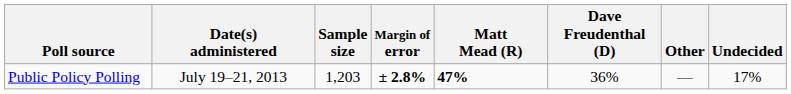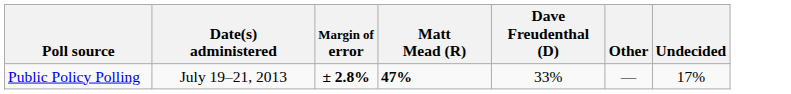- column: (343, 42)
(605, 76) 36% -> (548, 76) 33%
